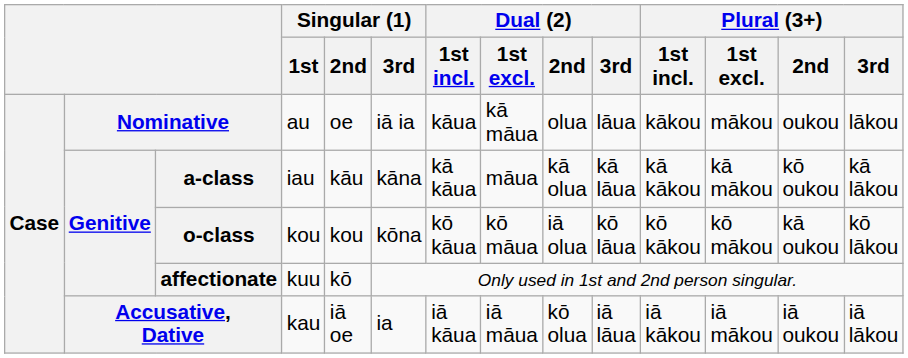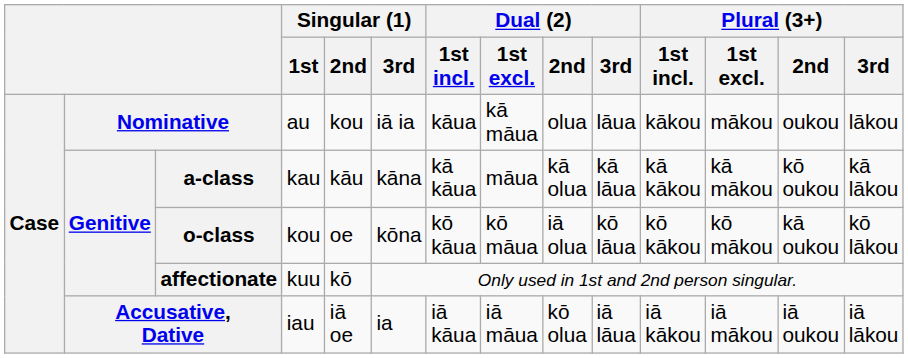(341, 122) oe -> (347, 122) kou
(301, 178) iau -> (304, 178) kau
(347, 234) kou -> (341, 234) oe
(304, 324) kau -> (301, 324) iau
